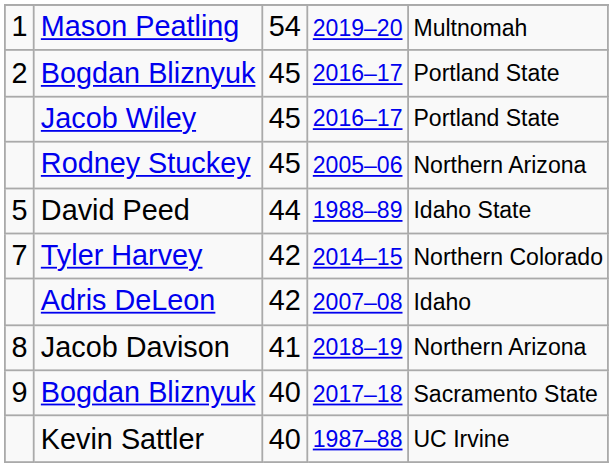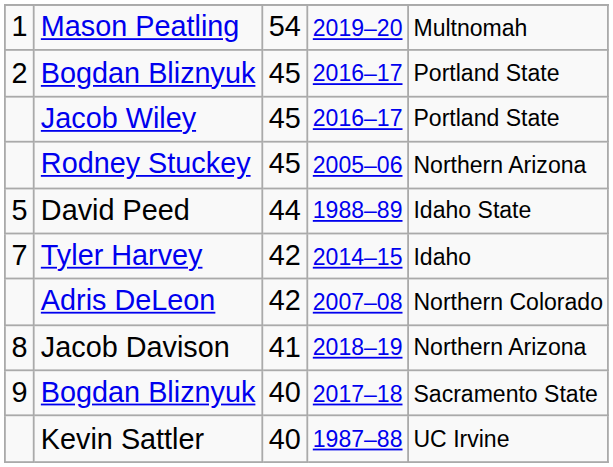(508, 256) Northern Colorado -> (442, 256) Idaho
(442, 302) Idaho -> (508, 302) Northern Colorado
